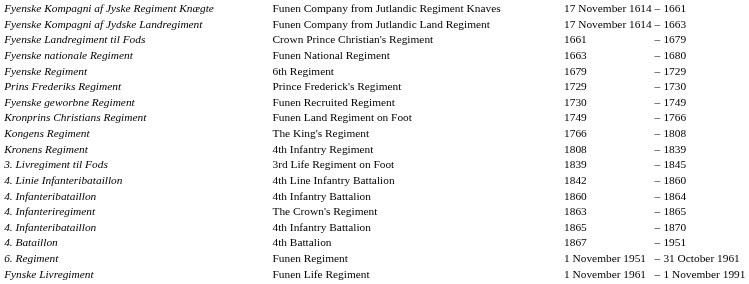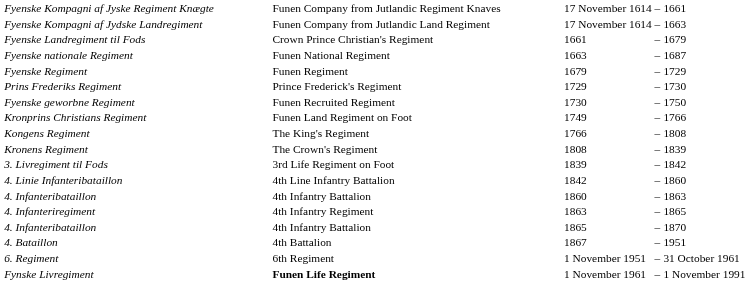(675, 55) 1680 -> (675, 55) 1687
(303, 71) 6th Regiment -> (310, 71) Funen Regiment
(675, 102) 1749 -> (675, 102) 1750
(323, 149) 4th Infantry Regiment -> (325, 149) The Crown's Regiment
(675, 164) 1845 -> (675, 164) 1842
(675, 196) 1864 -> (675, 196) 1863
(325, 211) The Crown's Regiment -> (323, 211) 4th Infantry Regiment
(310, 258) Funen Regiment -> (303, 258) 6th Regiment
(321, 274) normal -> (324, 274) bold
